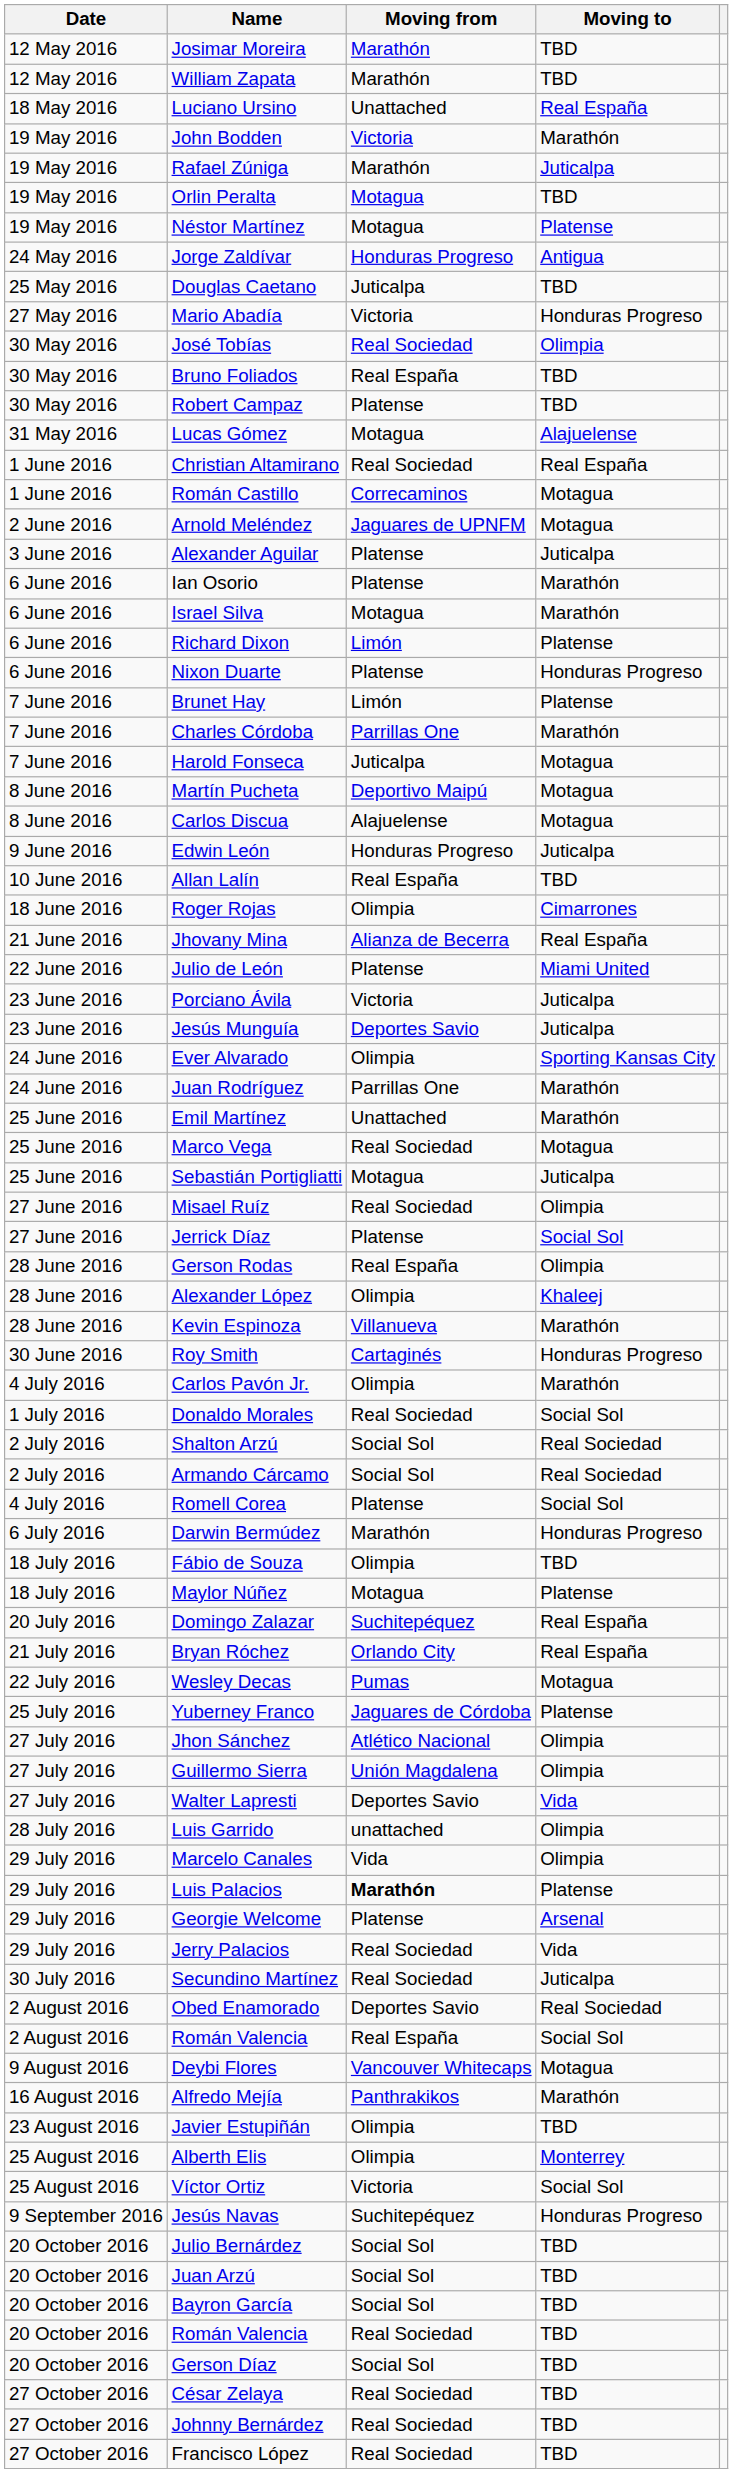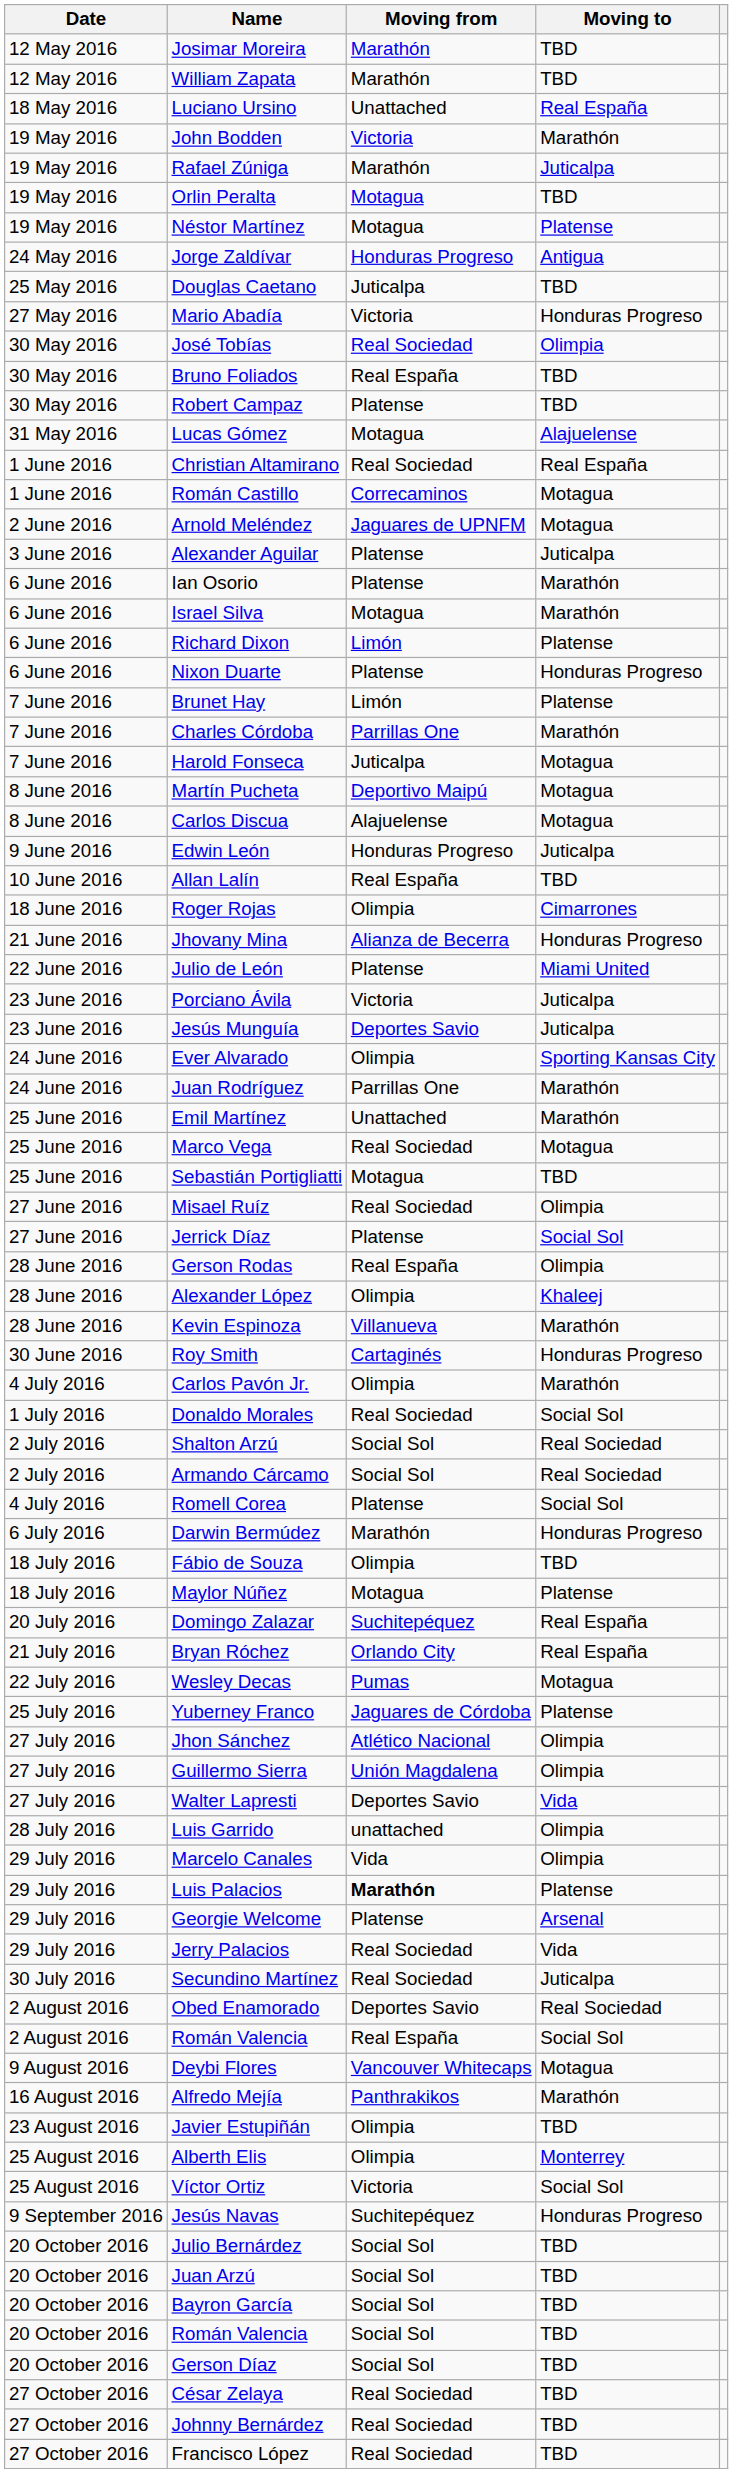(594, 939) Real España -> (621, 939) Honduras Progreso
(577, 1177) Juticalpa -> (559, 1177) TBD
(412, 2335) Real Sociedad -> (392, 2335) Social Sol
